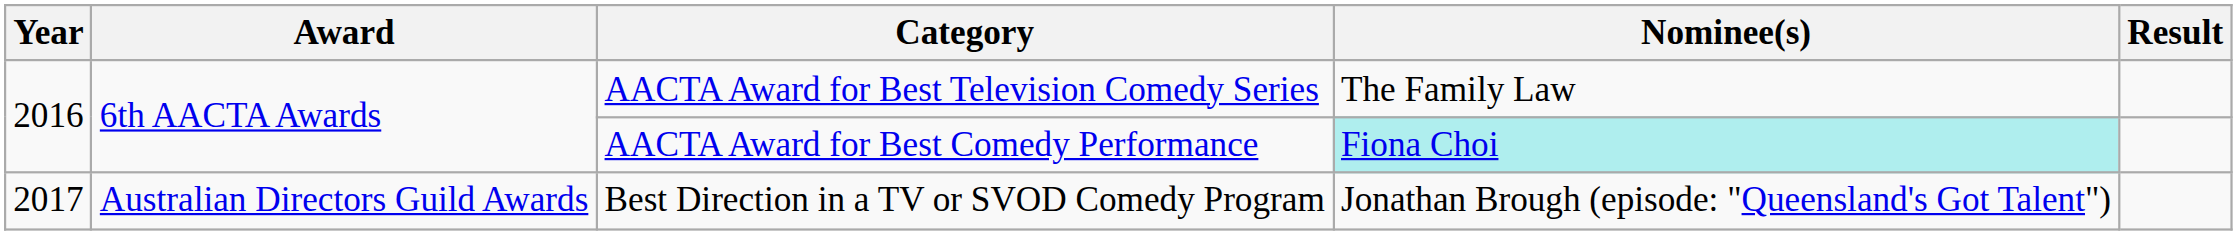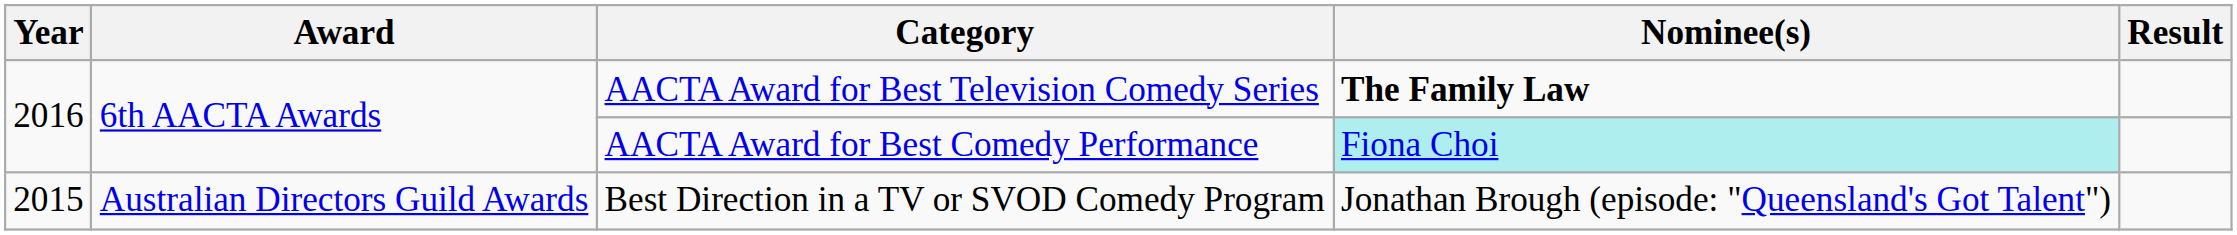(1458, 88) normal -> (1465, 88) bold
(48, 199) 2017 -> (48, 199) 2015
